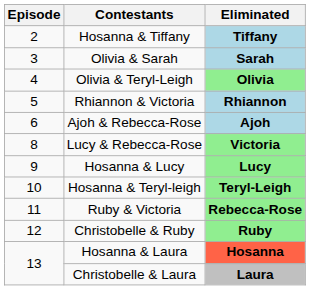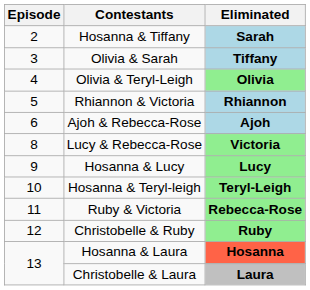(255, 36) Tiffany -> (255, 36) Sarah
(255, 58) Sarah -> (255, 58) Tiffany
